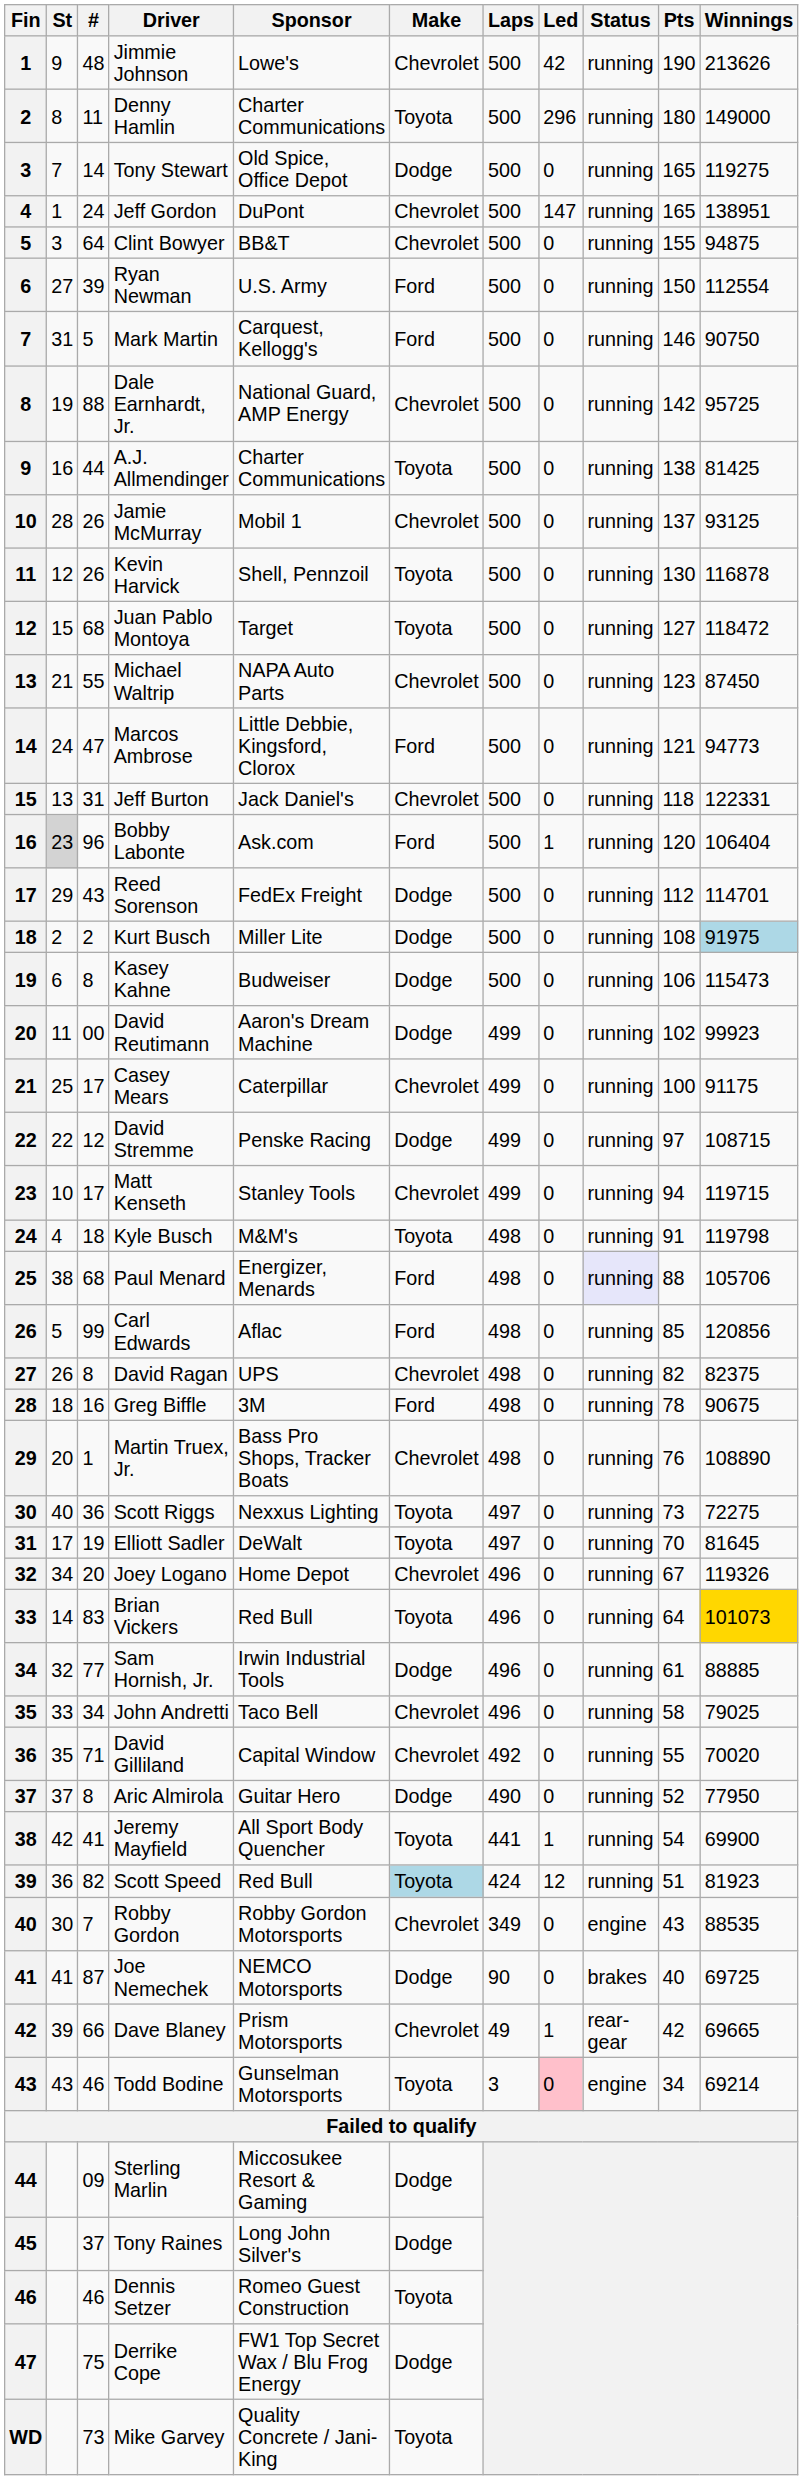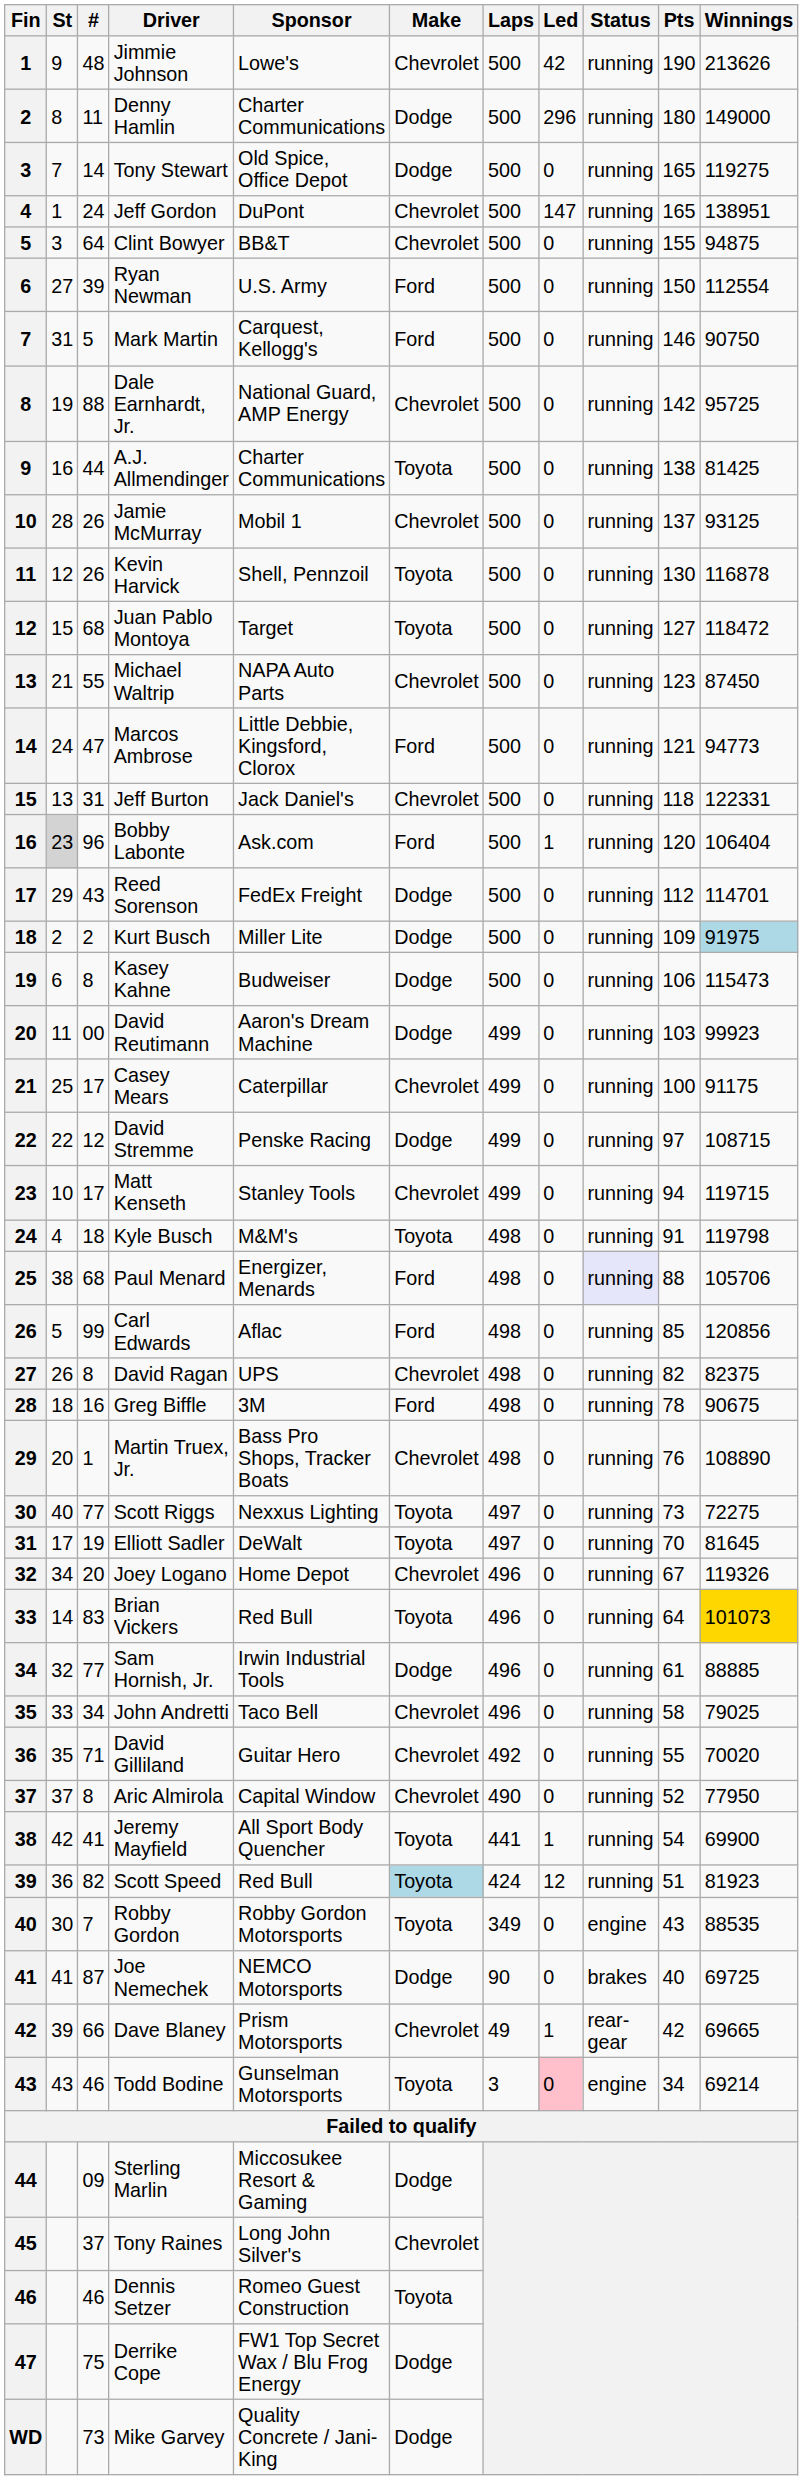(423, 116) Toyota -> (423, 116) Dodge
(679, 937) 108 -> (679, 937) 109
(679, 1033) 102 -> (679, 1033) 103
(93, 1511) 36 -> (93, 1511) 77
(307, 1754) Capital Window -> (289, 1754) Guitar Hero
(289, 1797) Guitar Hero -> (307, 1797) Capital Window
(423, 1797) Dodge -> (437, 1797) Chevrolet
(437, 1924) Chevrolet -> (423, 1924) Toyota
(423, 2244) Dodge -> (437, 2244) Chevrolet
(423, 2437) Toyota -> (423, 2437) Dodge
